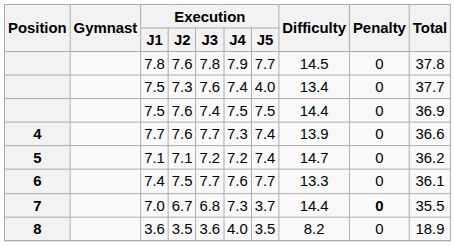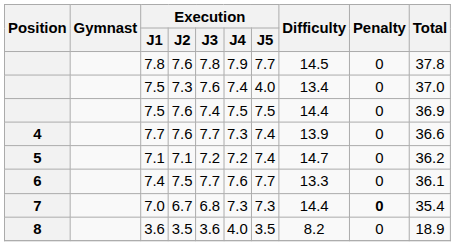(430, 87) 37.7 -> (430, 87) 37.0
(265, 205) 3.7 -> (265, 205) 7.3
(430, 205) 35.5 -> (430, 205) 35.4
